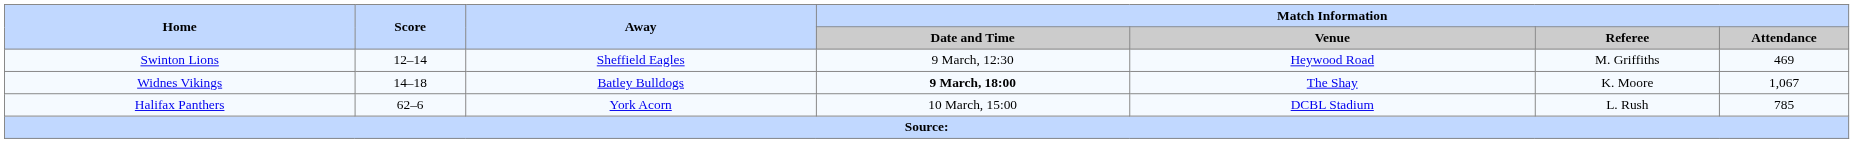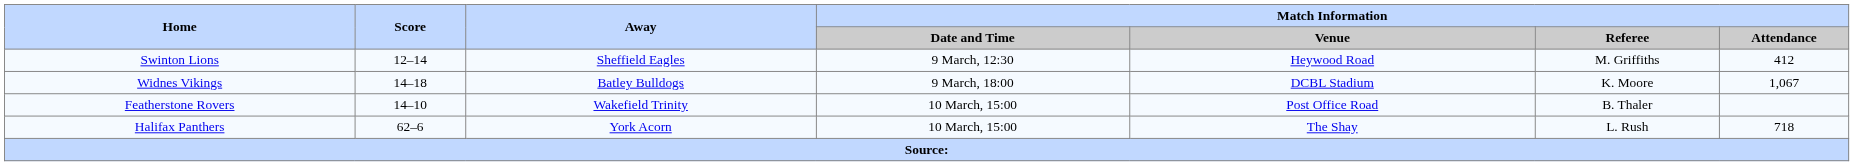(1784, 60) 469 -> (1784, 60) 412
(973, 82) bold -> (973, 82) normal
(1332, 82) The Shay -> (1332, 82) DCBL Stadium
+ row: (180, 104)
(1332, 104) DCBL Stadium -> (1332, 127) The Shay
(1784, 104) 785 -> (1784, 127) 718
